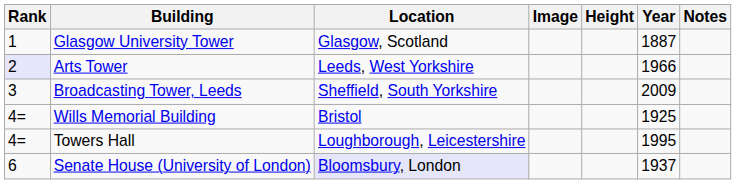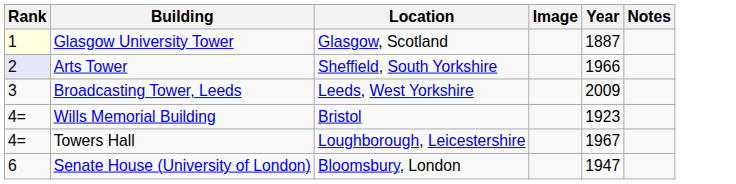- column: (610, 16)
(12, 41) no background -> (12, 41) lightyellow background
(396, 66) Leeds, West Yorkshire -> (408, 66) Sheffield, South Yorkshire
(408, 91) Sheffield, South Yorkshire -> (396, 91) Leeds, West Yorkshire
(659, 116) 1925 -> (603, 116) 1923
(659, 141) 1995 -> (603, 141) 1967
(389, 166) lavender background -> (389, 166) no background
(659, 166) 1937 -> (603, 166) 1947
